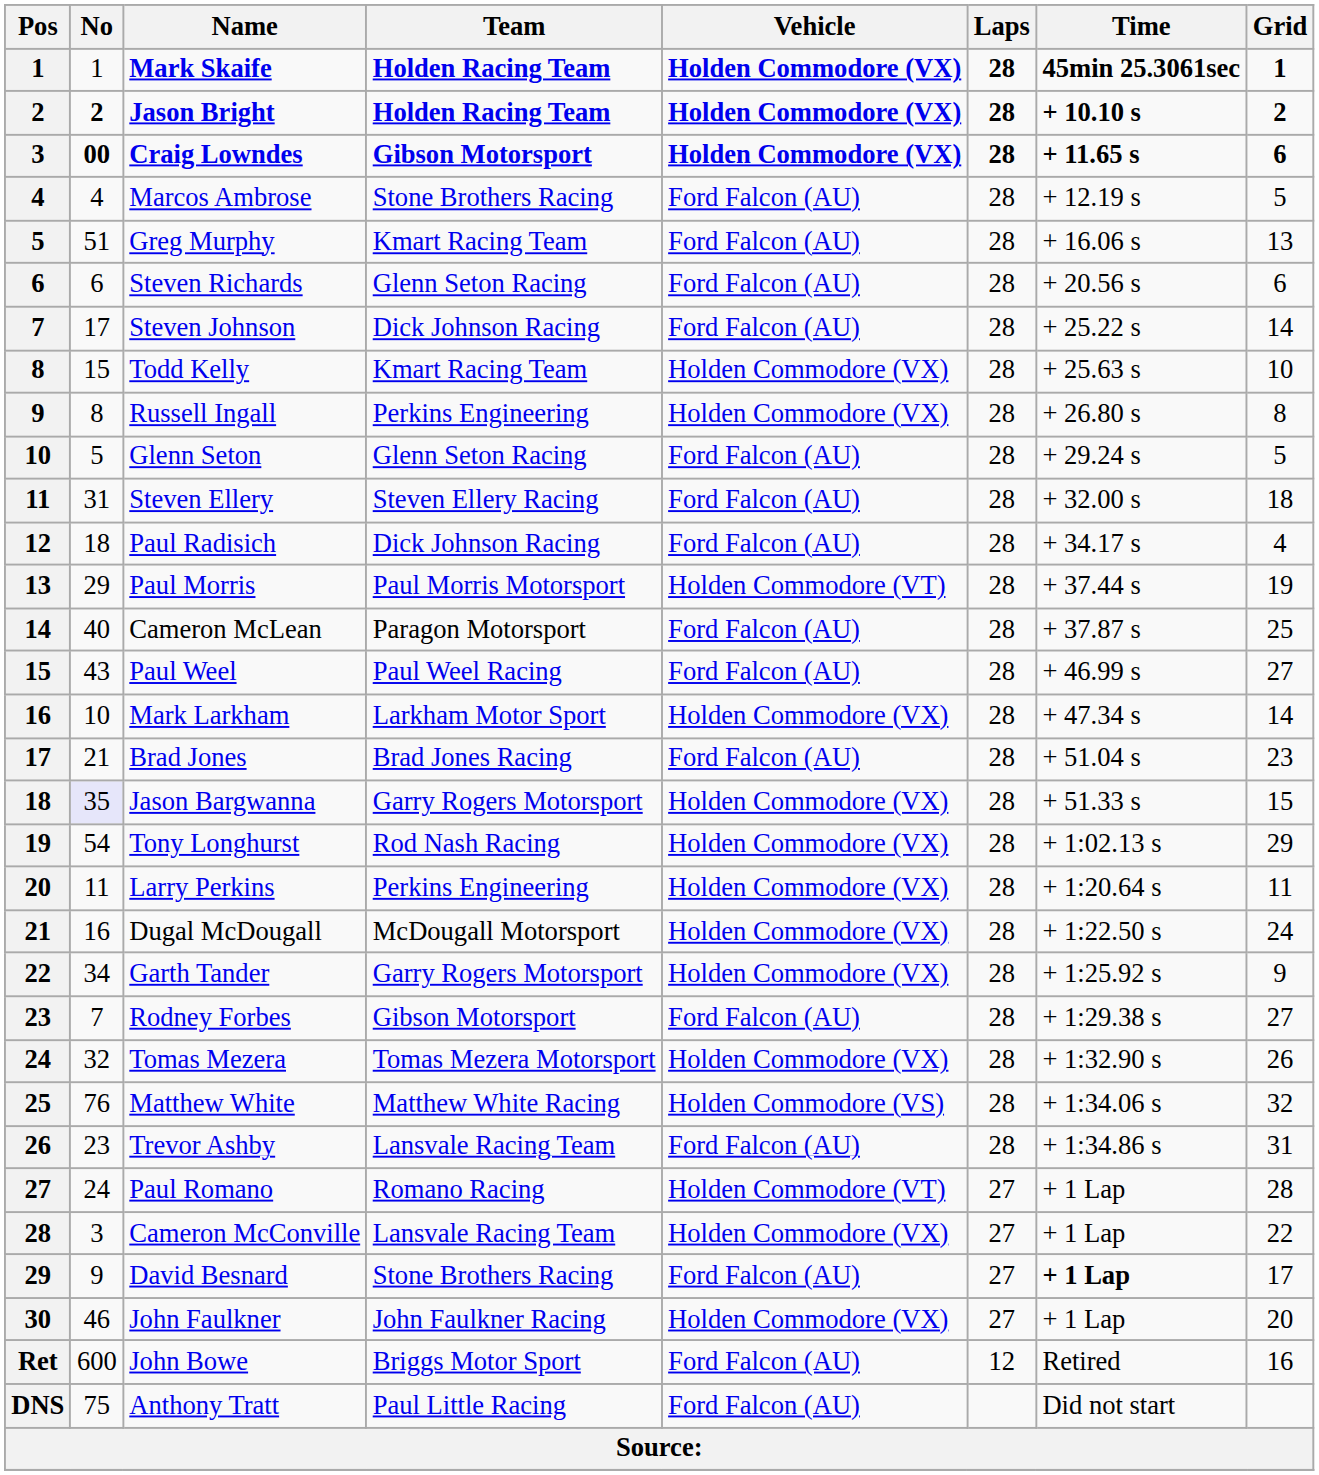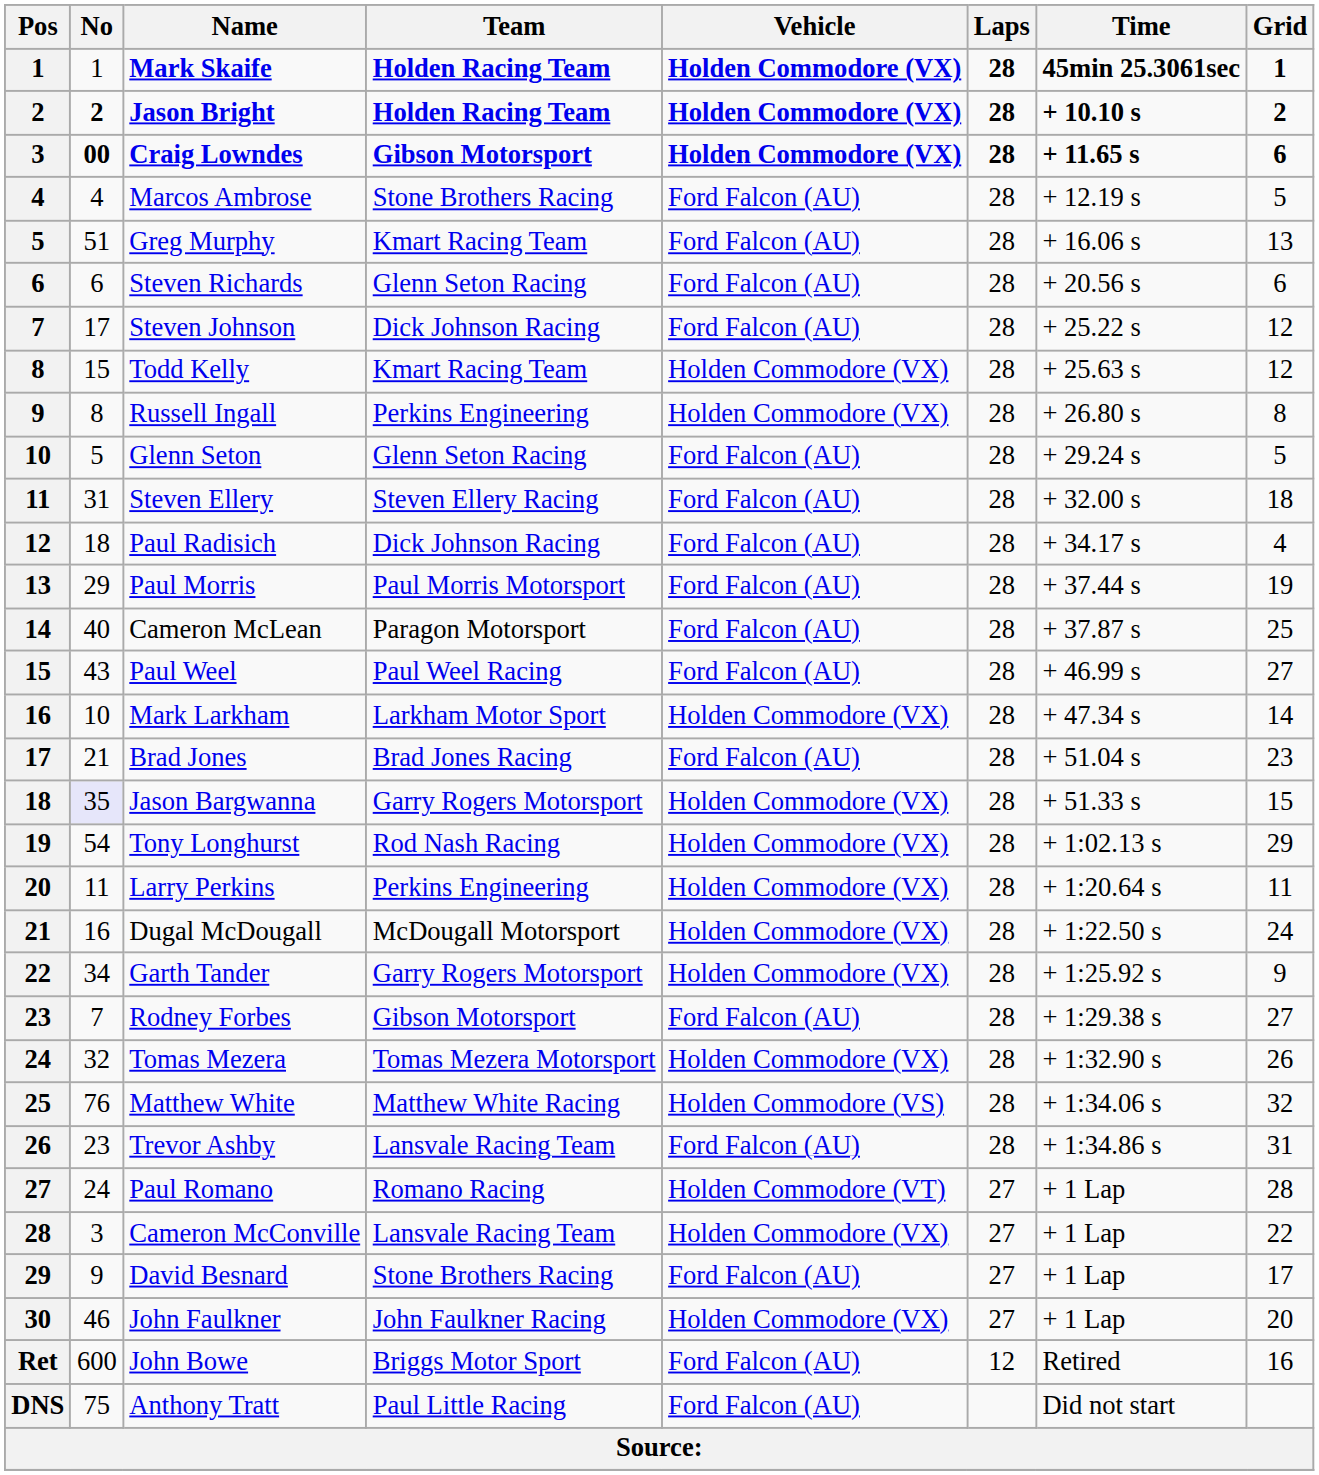(1280, 327) 14 -> (1280, 327) 12
(1280, 370) 10 -> (1280, 370) 12
(807, 586) Holden Commodore (VT) -> (764, 586) Ford Falcon (AU)
(1086, 1275) bold -> (1084, 1275) normal
